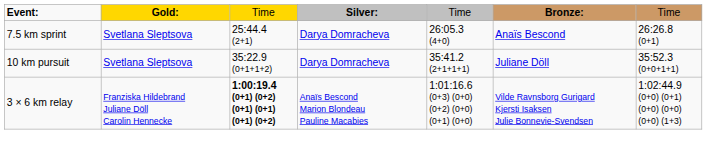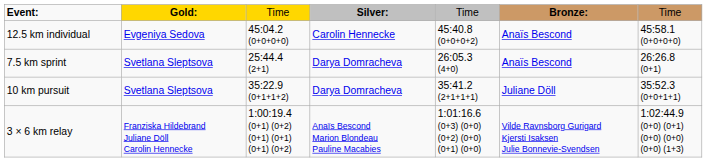+ row: (48, 35)
(254, 103) bold -> (270, 131) normal
